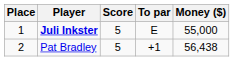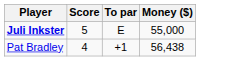- column: (21, 13)
(118, 47) 5 -> (84, 47) 4
